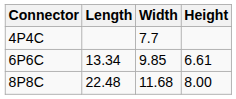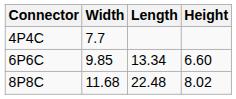columns swapped: (109, 15) <-> (158, 15)
(198, 60) 6.61 -> (198, 60) 6.60
(198, 82) 8.00 -> (198, 82) 8.02
